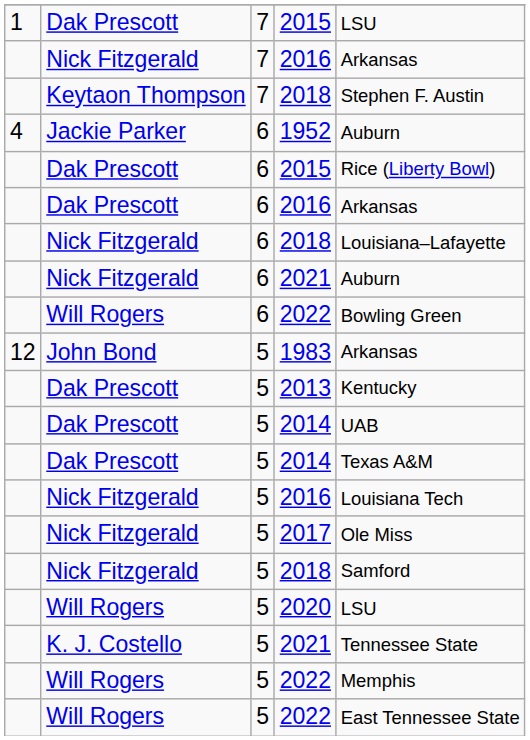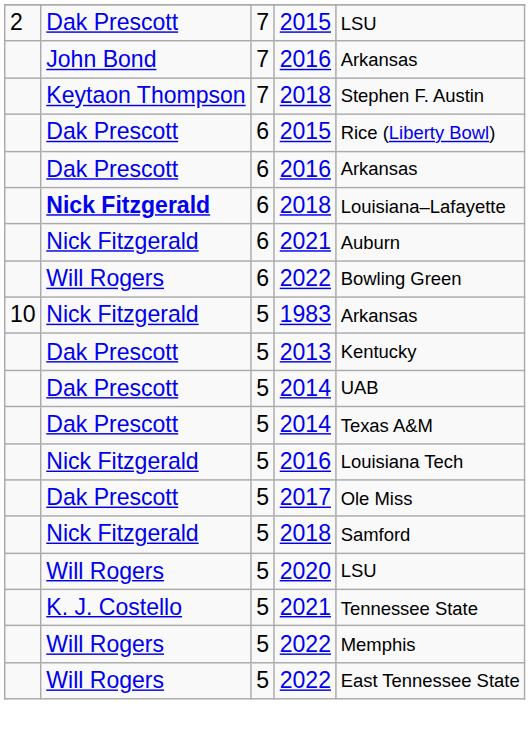(16, 22) 1 -> (16, 22) 2
(122, 59) Nick Fitzgerald -> (101, 59) John Bond
- row: (263, 132)
(122, 242) normal -> (128, 205) bold
(23, 351) 12 -> (23, 315) 10
(101, 351) John Bond -> (122, 315) Nick Fitzgerald
(122, 534) Nick Fitzgerald -> (112, 497) Dak Prescott
